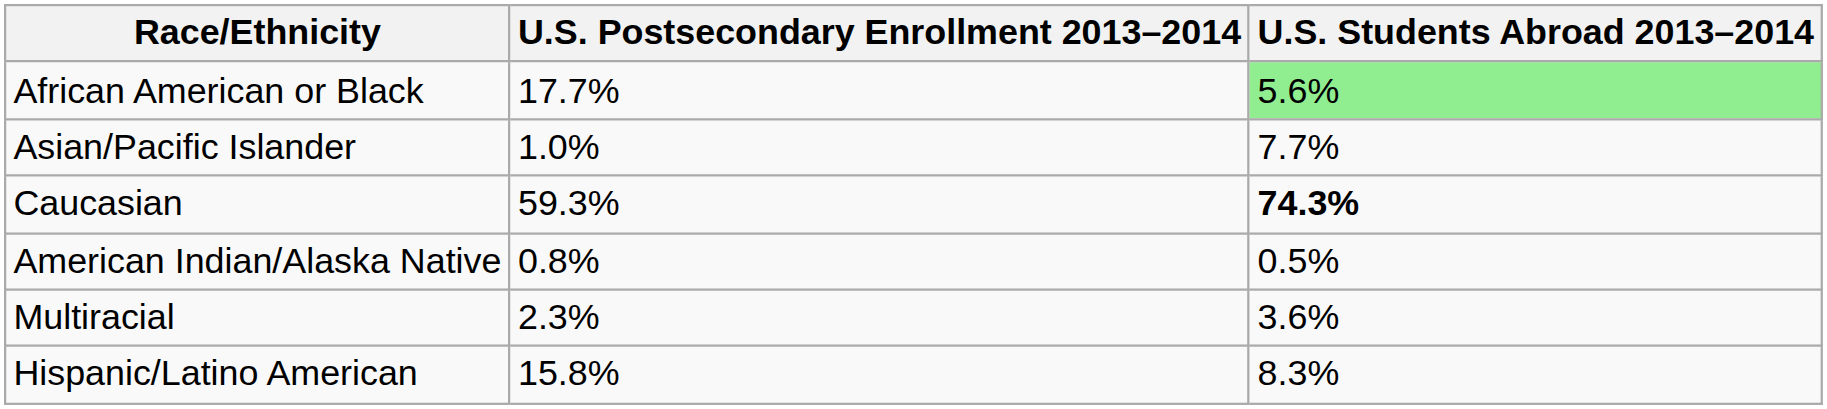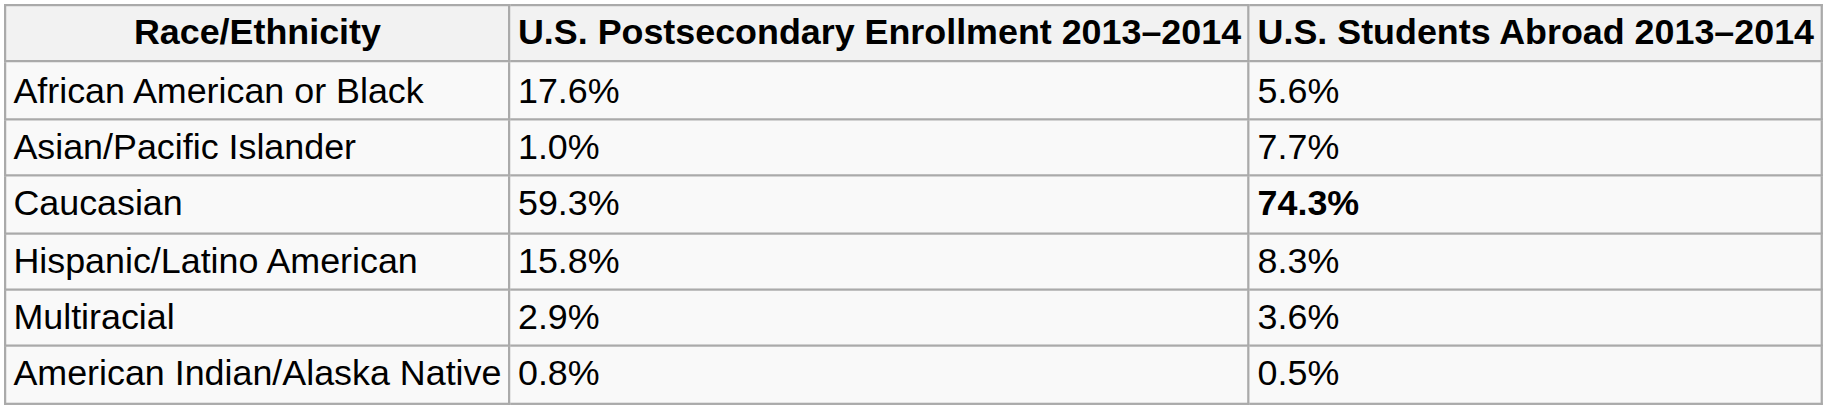(569, 89) 17.7% -> (569, 89) 17.6%
(1298, 89) lightgreen background -> (1298, 89) no background
rows swapped: (216, 373) <-> (257, 260)
(559, 317) 2.3% -> (559, 317) 2.9%
